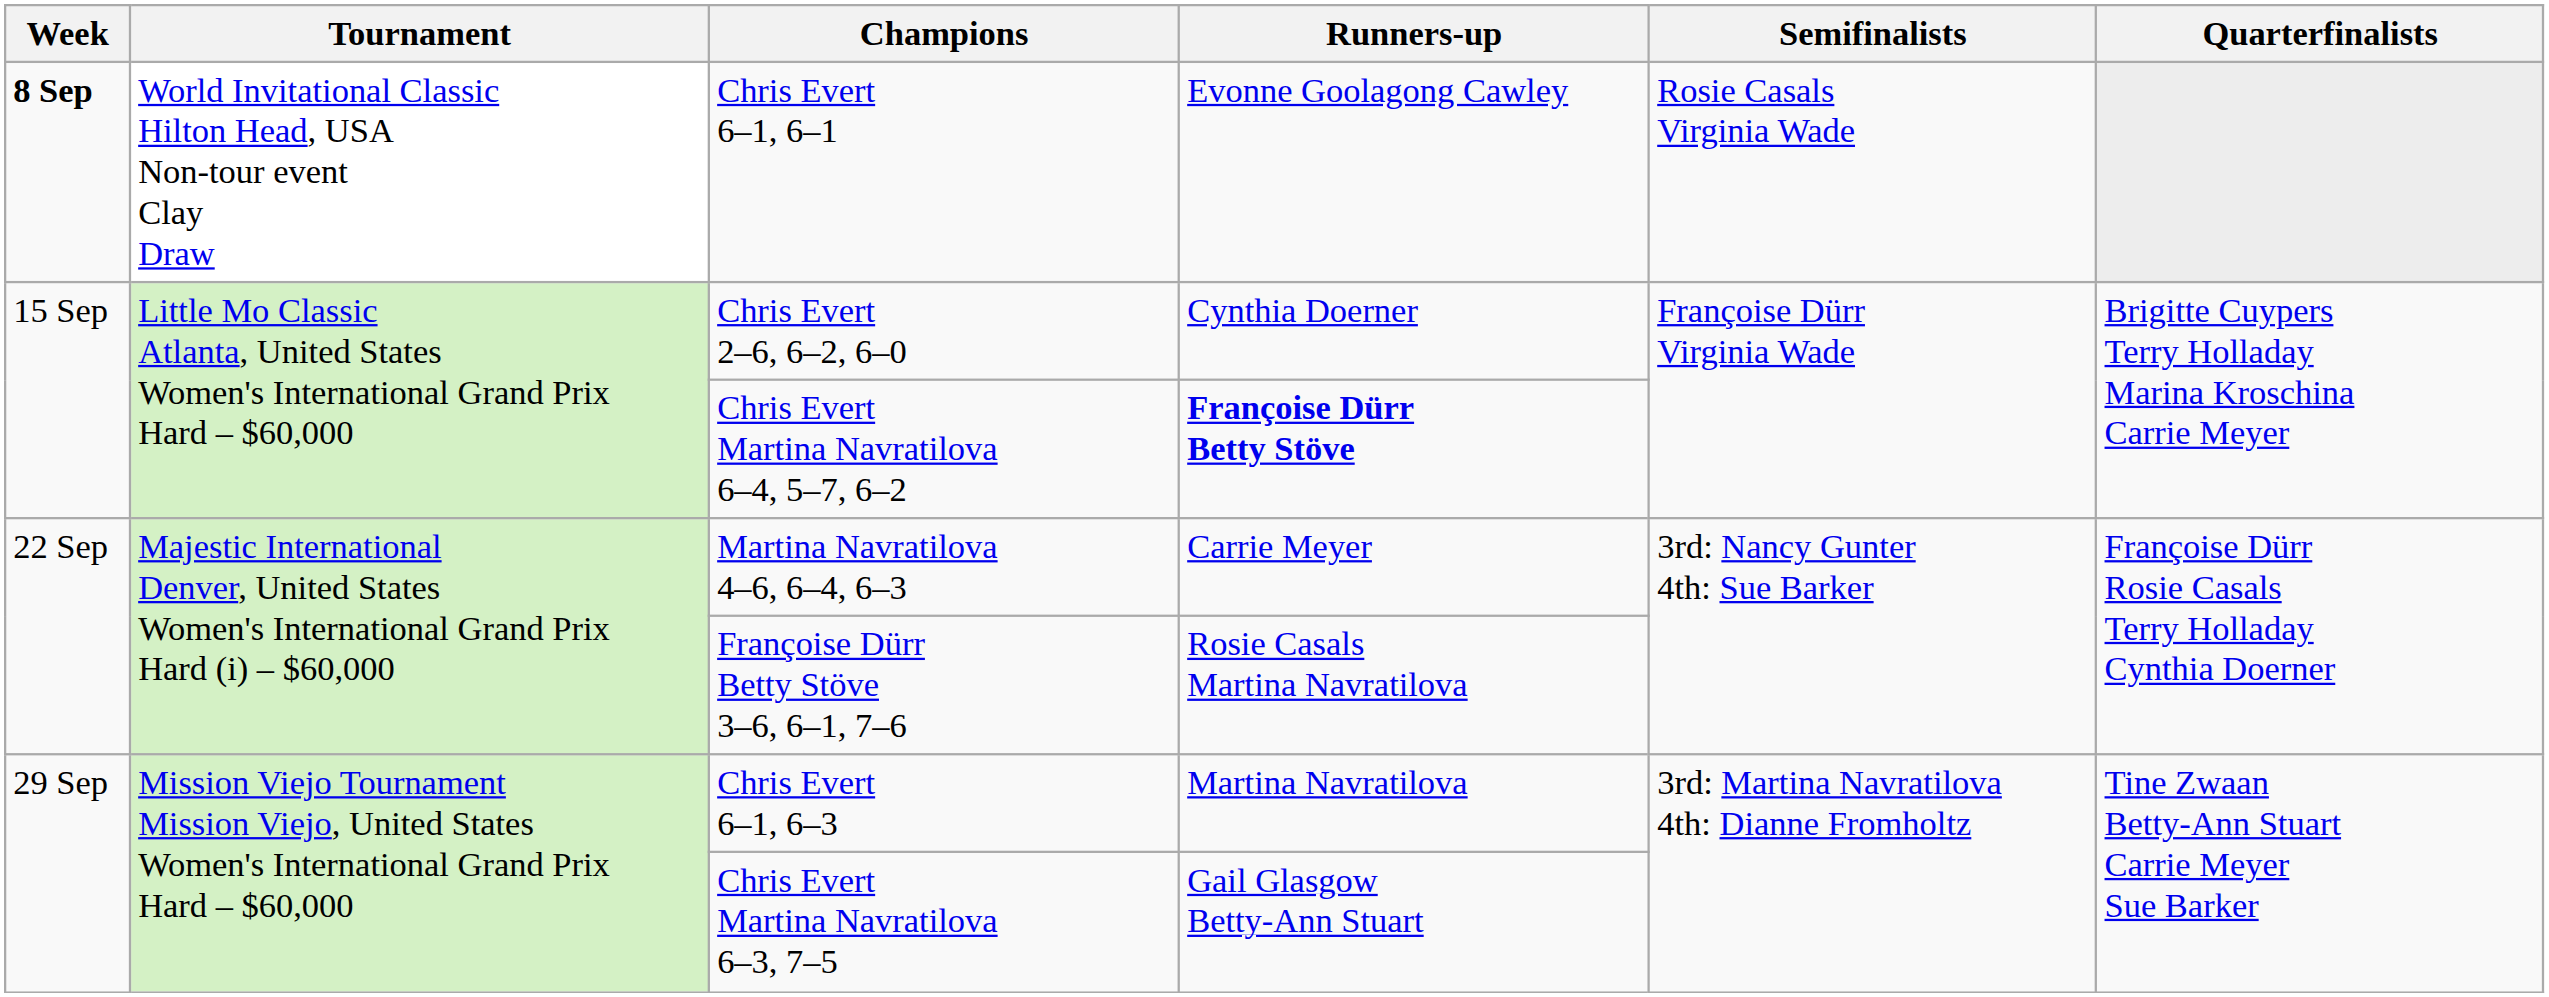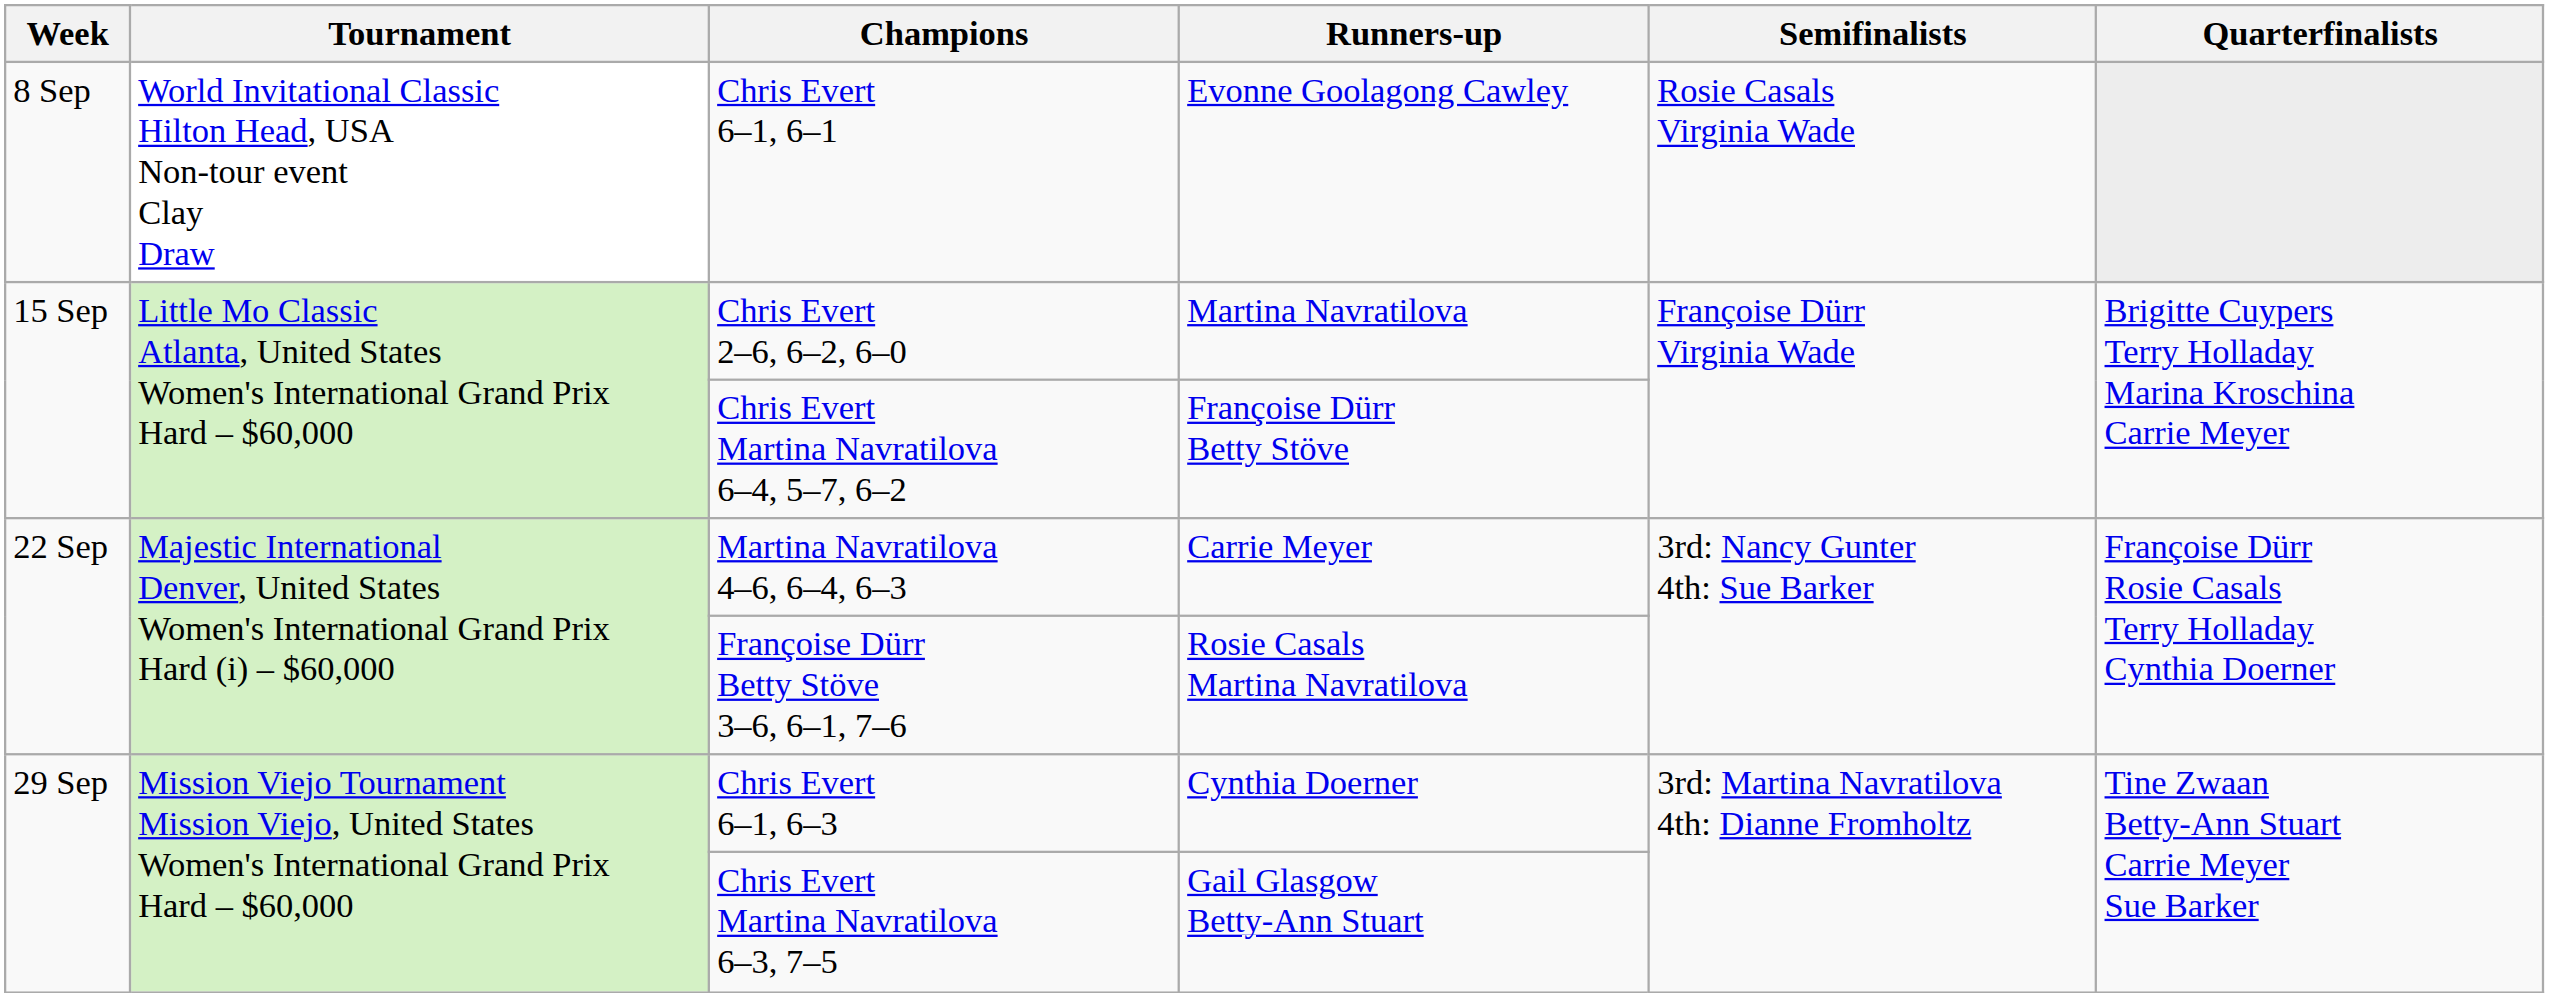(53, 90) bold -> (52, 90) normal
(1303, 310) Cynthia Doerner -> (1327, 310) Martina Navratilova
(1301, 428) bold -> (1291, 428) normal
(1327, 783) Martina Navratilova -> (1303, 783) Cynthia Doerner
